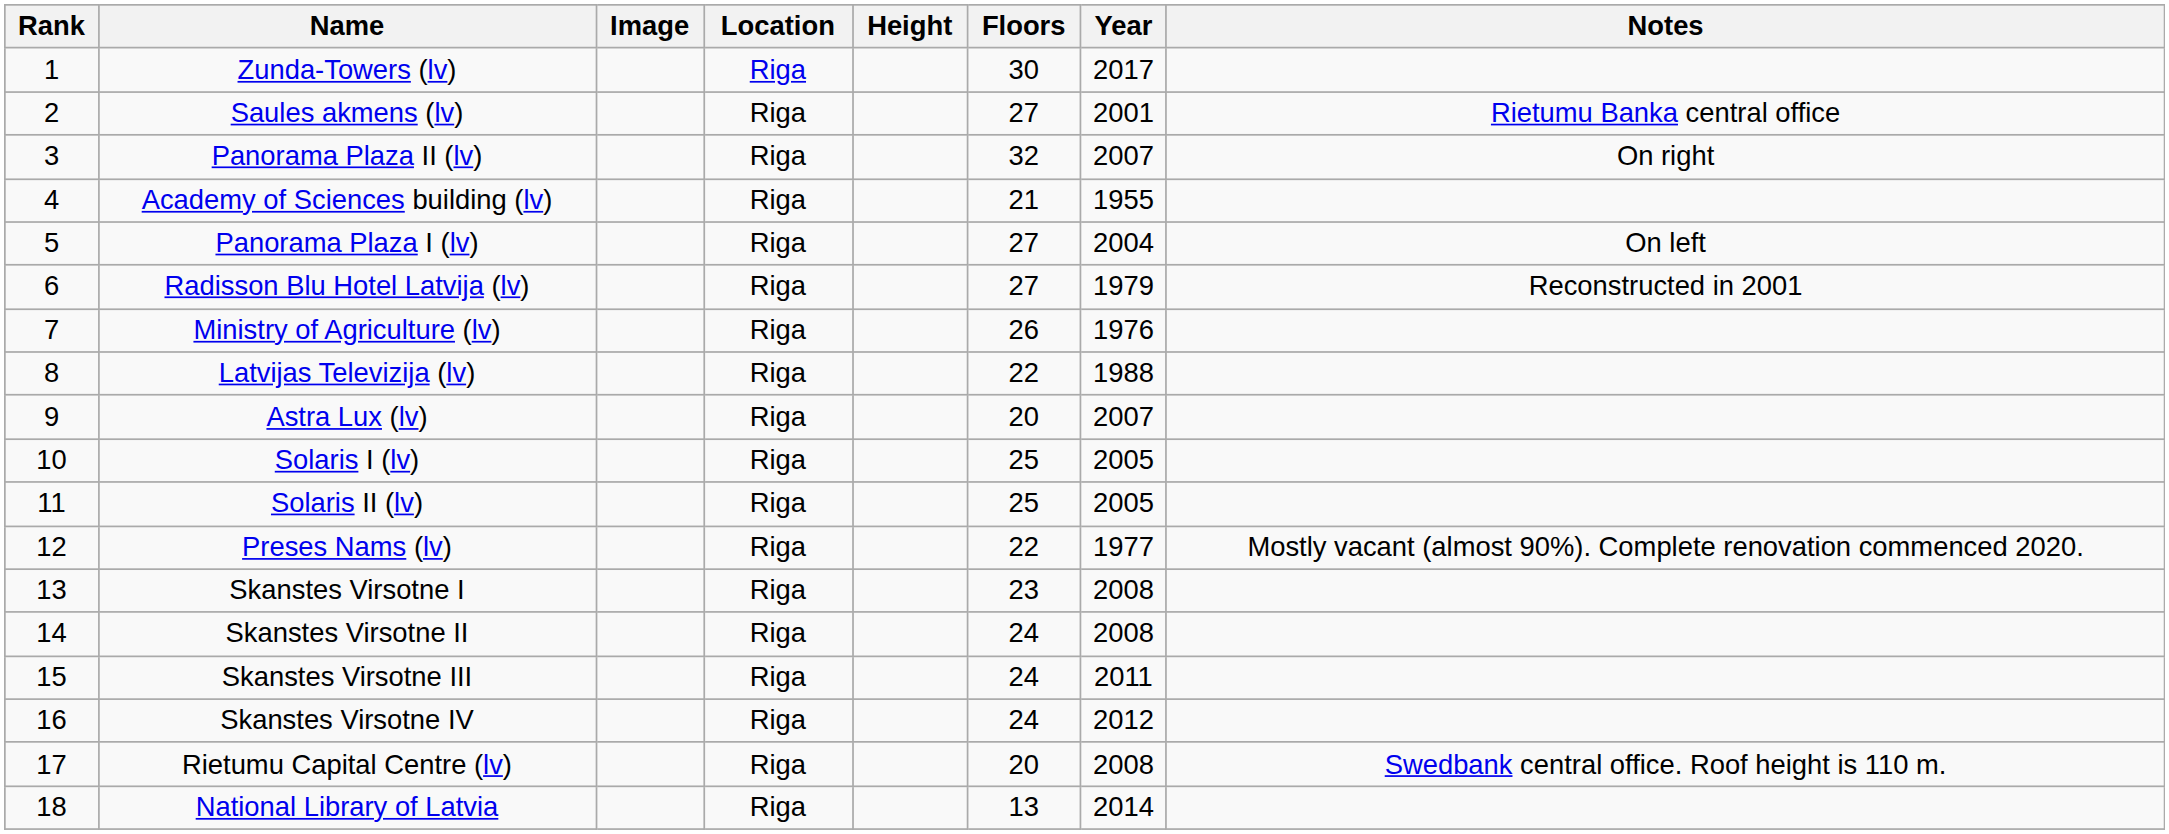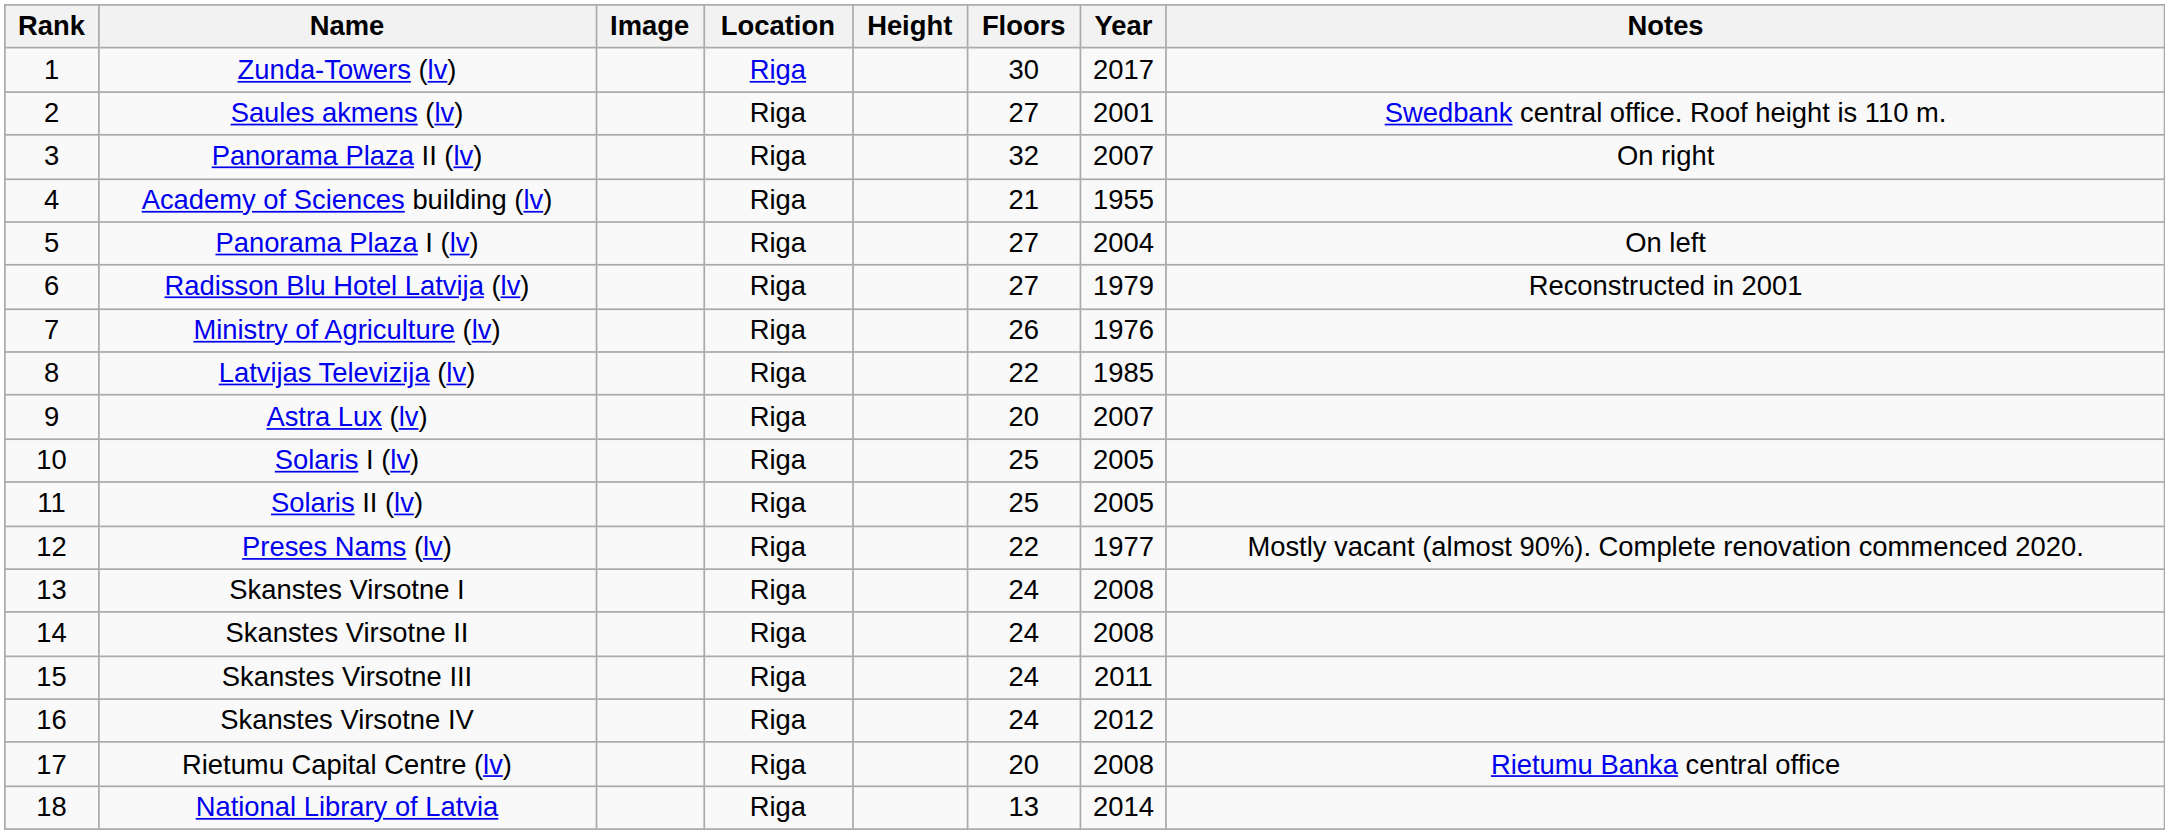(1666, 112) Rietumu Banka central office -> (1666, 112) Swedbank central office. Roof height is 110 m.
(1123, 373) 1988 -> (1123, 373) 1985
(1024, 590) 23 -> (1024, 590) 24
(1666, 763) Swedbank central office. Roof height is 110 m. -> (1666, 763) Rietumu Banka central office
